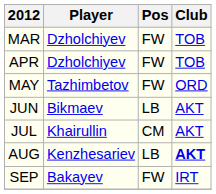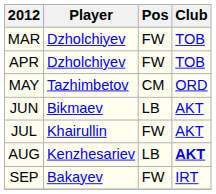(153, 85) FW -> (153, 85) CM
(153, 131) CM -> (153, 131) FW
